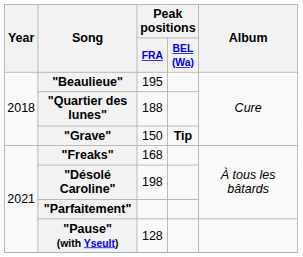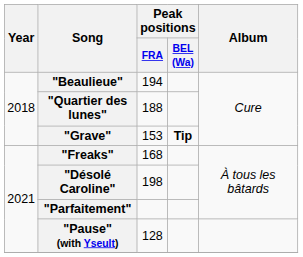(152, 82) 195 -> (152, 82) 194
(152, 135) 150 -> (152, 135) 153
